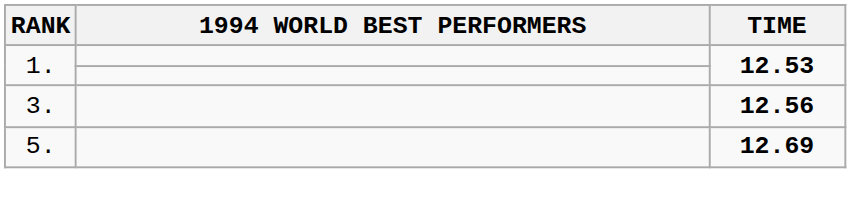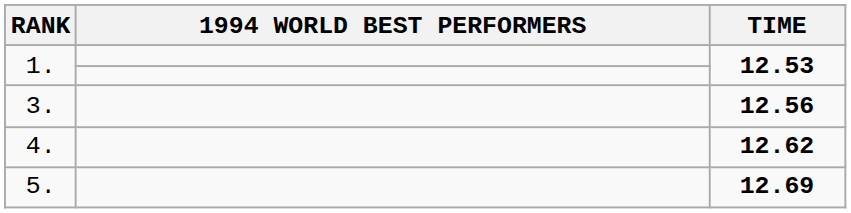+ row: (41, 147)
